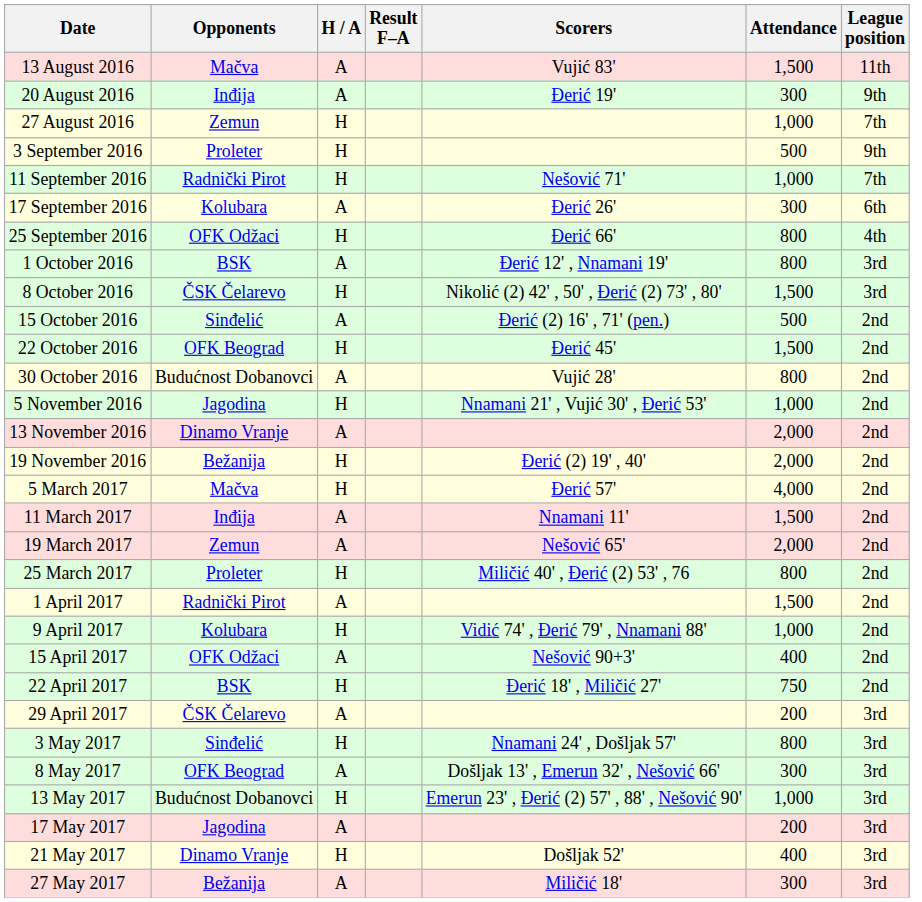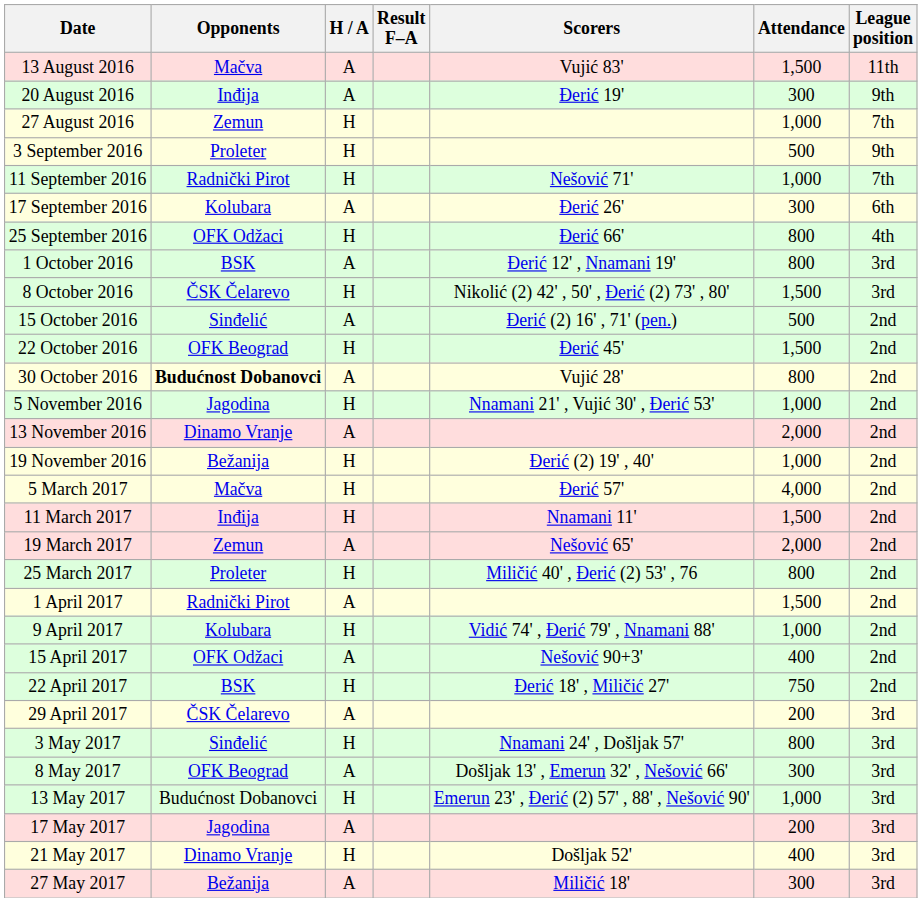(234, 376) normal -> (238, 376) bold
(793, 461) 2,000 -> (801, 461) 1,000
(341, 517) A -> (349, 517) H
